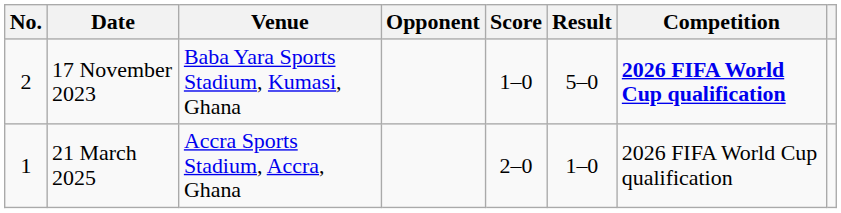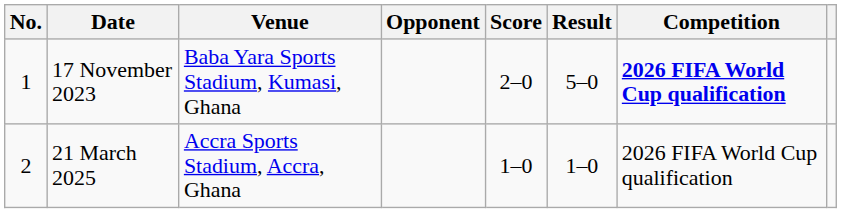(26, 81) 2 -> (26, 81) 1
(516, 81) 1–0 -> (516, 81) 2–0
(26, 165) 1 -> (26, 165) 2
(516, 165) 2–0 -> (516, 165) 1–0
